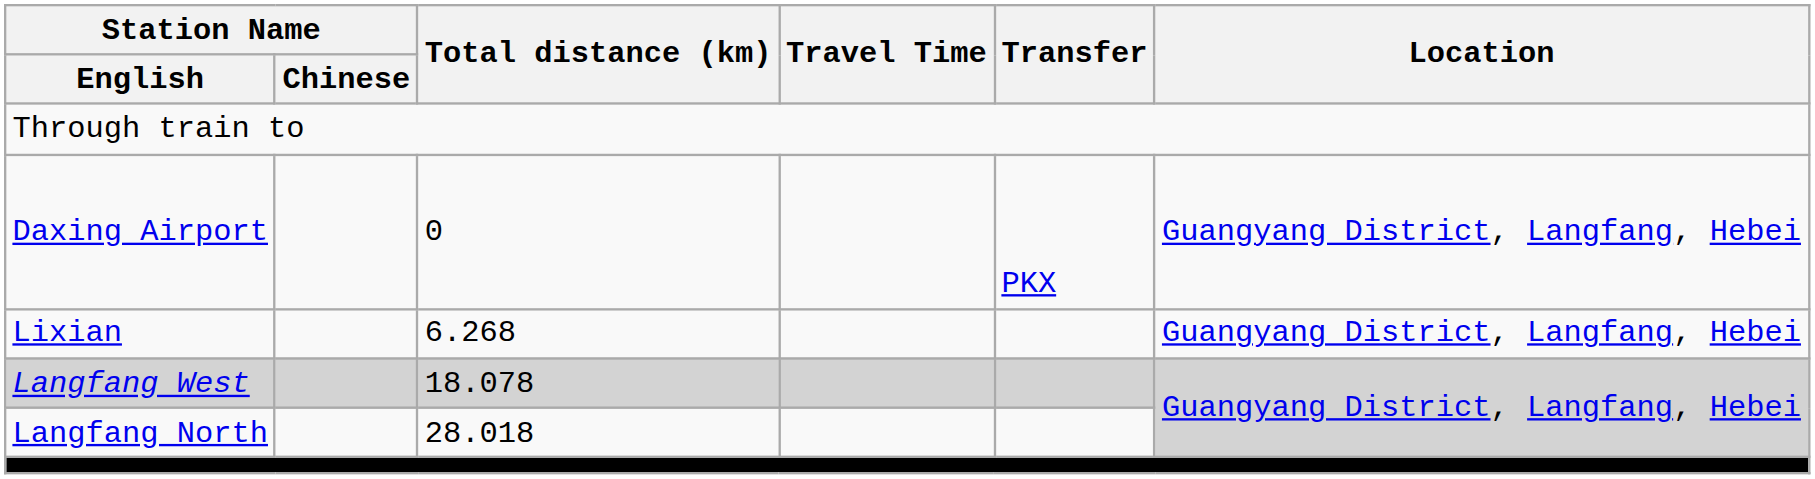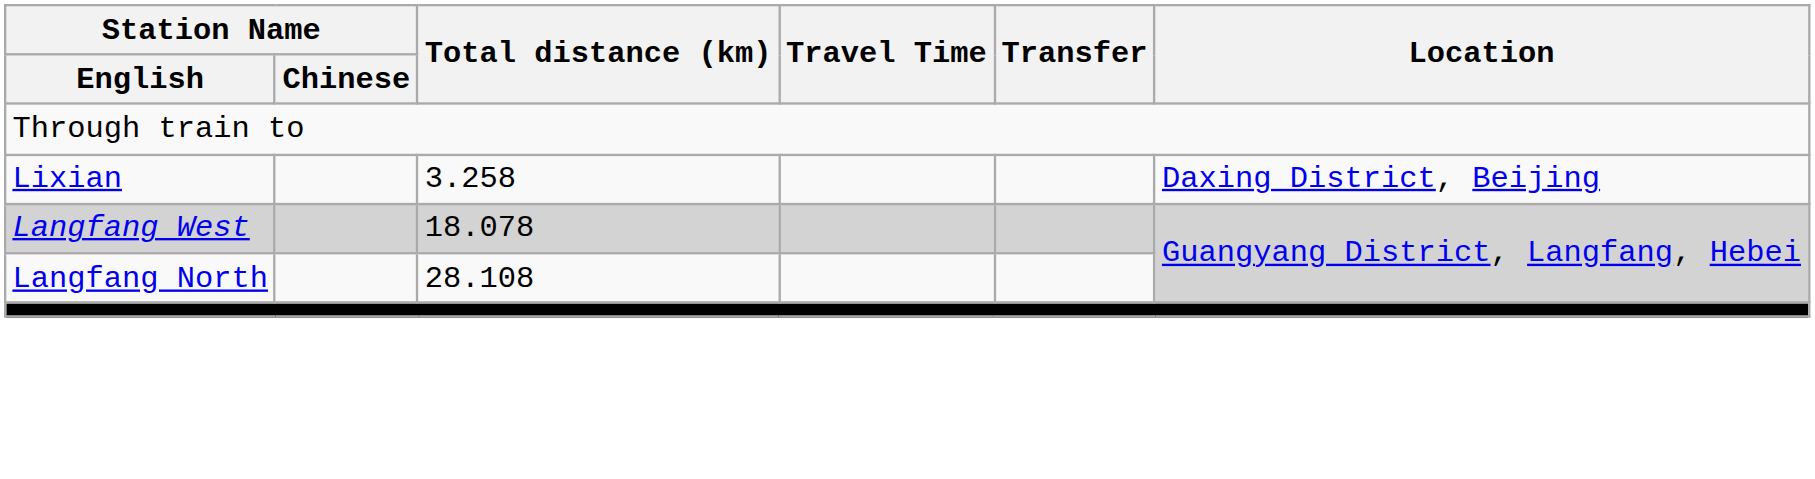- row: (140, 231)
(470, 334) 6.268 -> (470, 179) 3.258
(1481, 334) Guangyang District, Langfang, Hebei -> (1381, 179) Daxing District, Beijing
(479, 433) 28.018 -> (479, 278) 28.108
